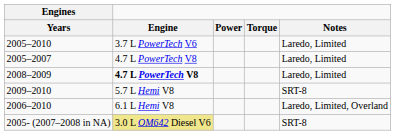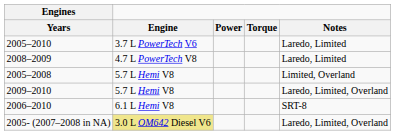- row: (29, 59)
(157, 75) bold -> (156, 59) normal
+ row: (29, 75)
(294, 91) SRT-8 -> (335, 91) Laredo, Limited, Overland
(335, 106) Laredo, Limited, Overland -> (294, 106) SRT-8
(294, 122) SRT-8 -> (335, 122) Laredo, Limited, Overland
